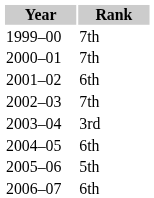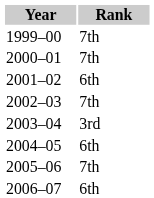(89, 167) 5th -> (89, 167) 7th
